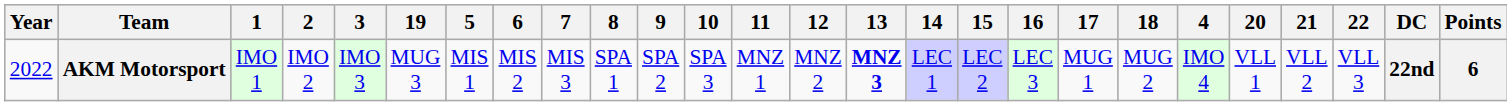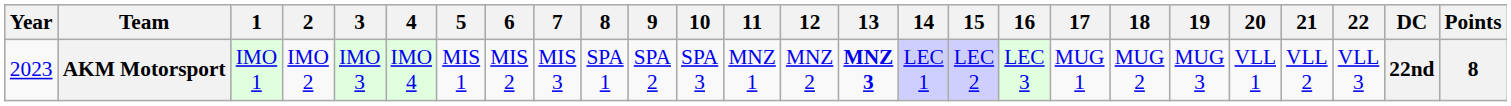columns swapped: (1204, 21) <-> (415, 21)
(31, 69) 2022 -> (31, 69) 2023
(1473, 69) 6 -> (1473, 69) 8
